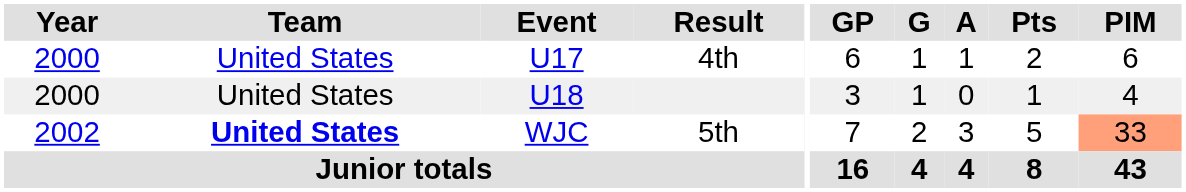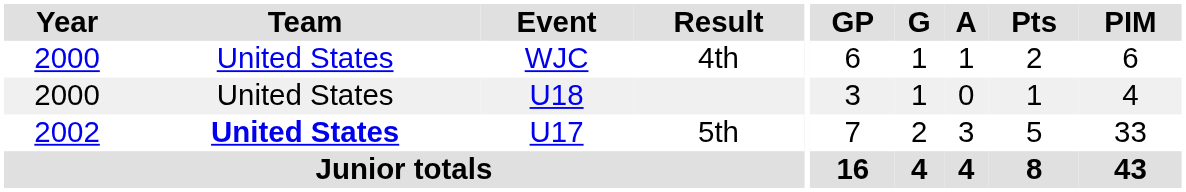(557, 58) U17 -> (557, 58) WJC
(557, 132) WJC -> (557, 132) U17
(1130, 132) lightsalmon background -> (1130, 132) no background
